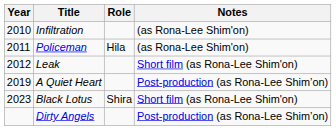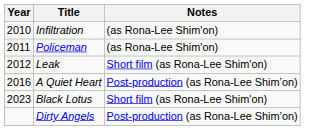- column: (119, 13)
(19, 82) 2019 -> (19, 82) 2016
